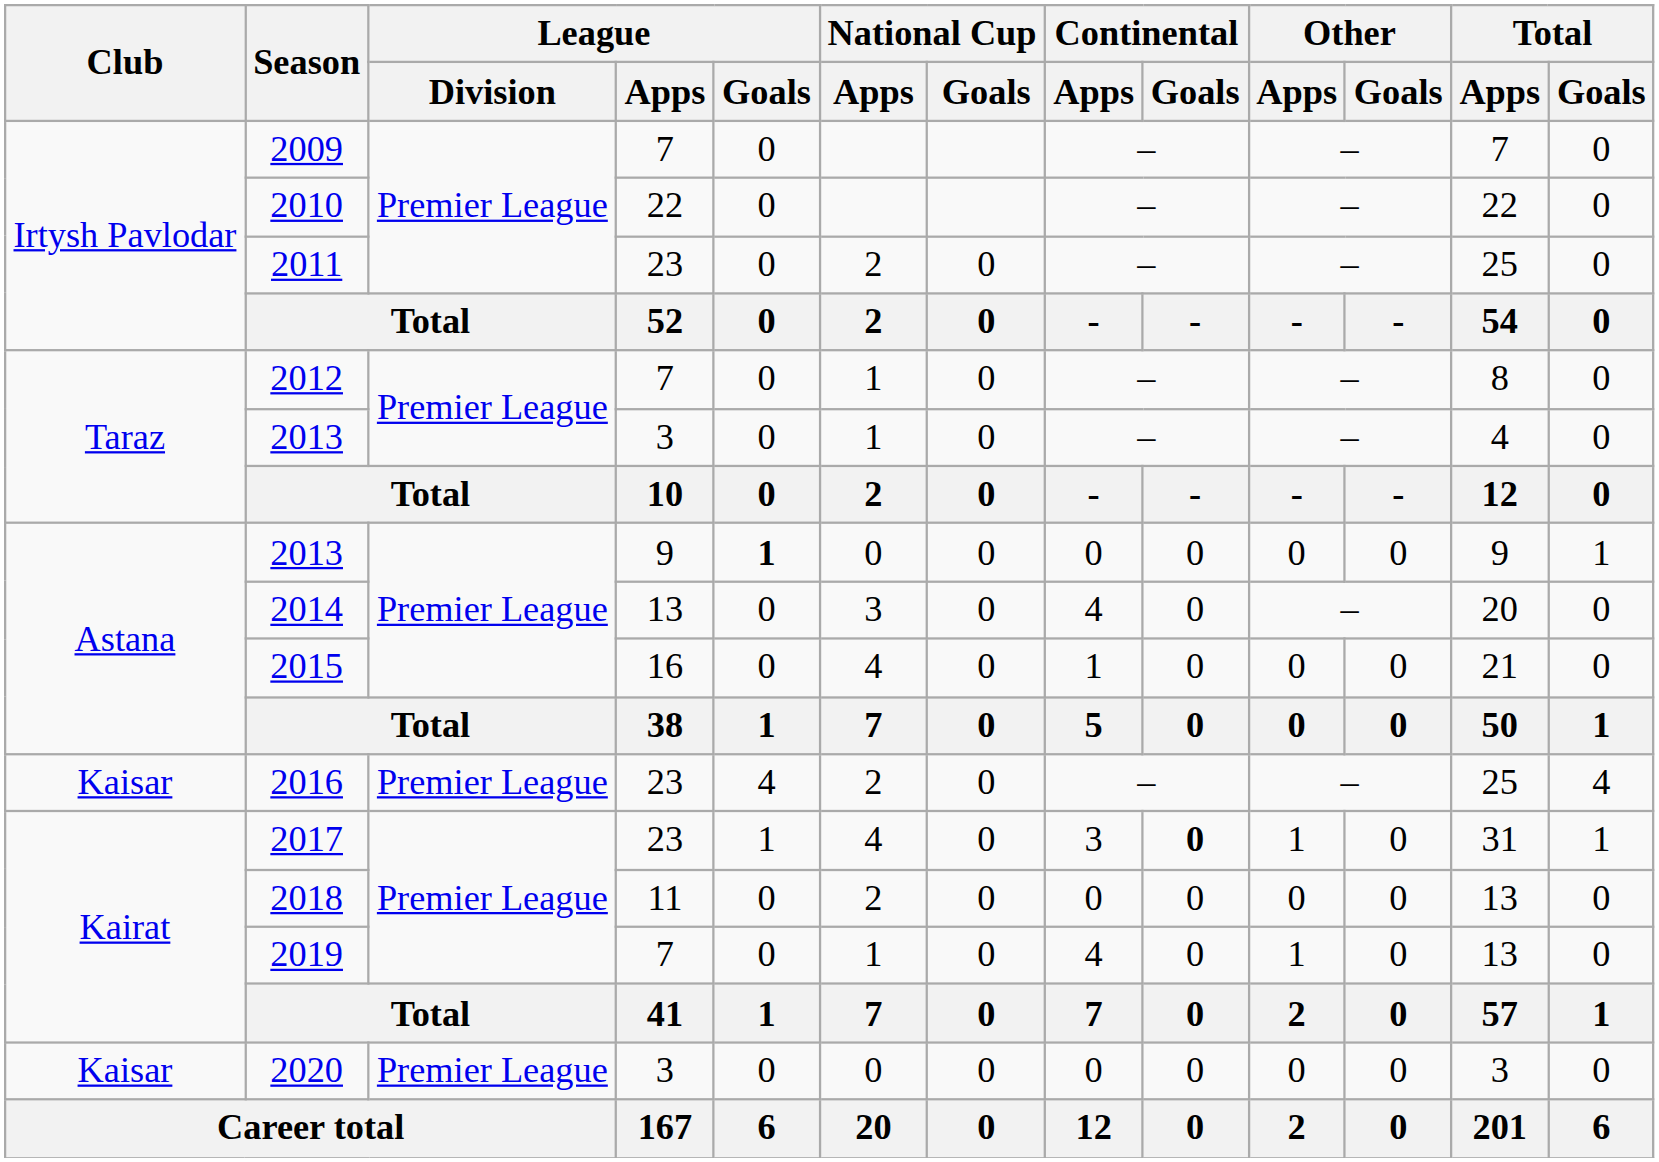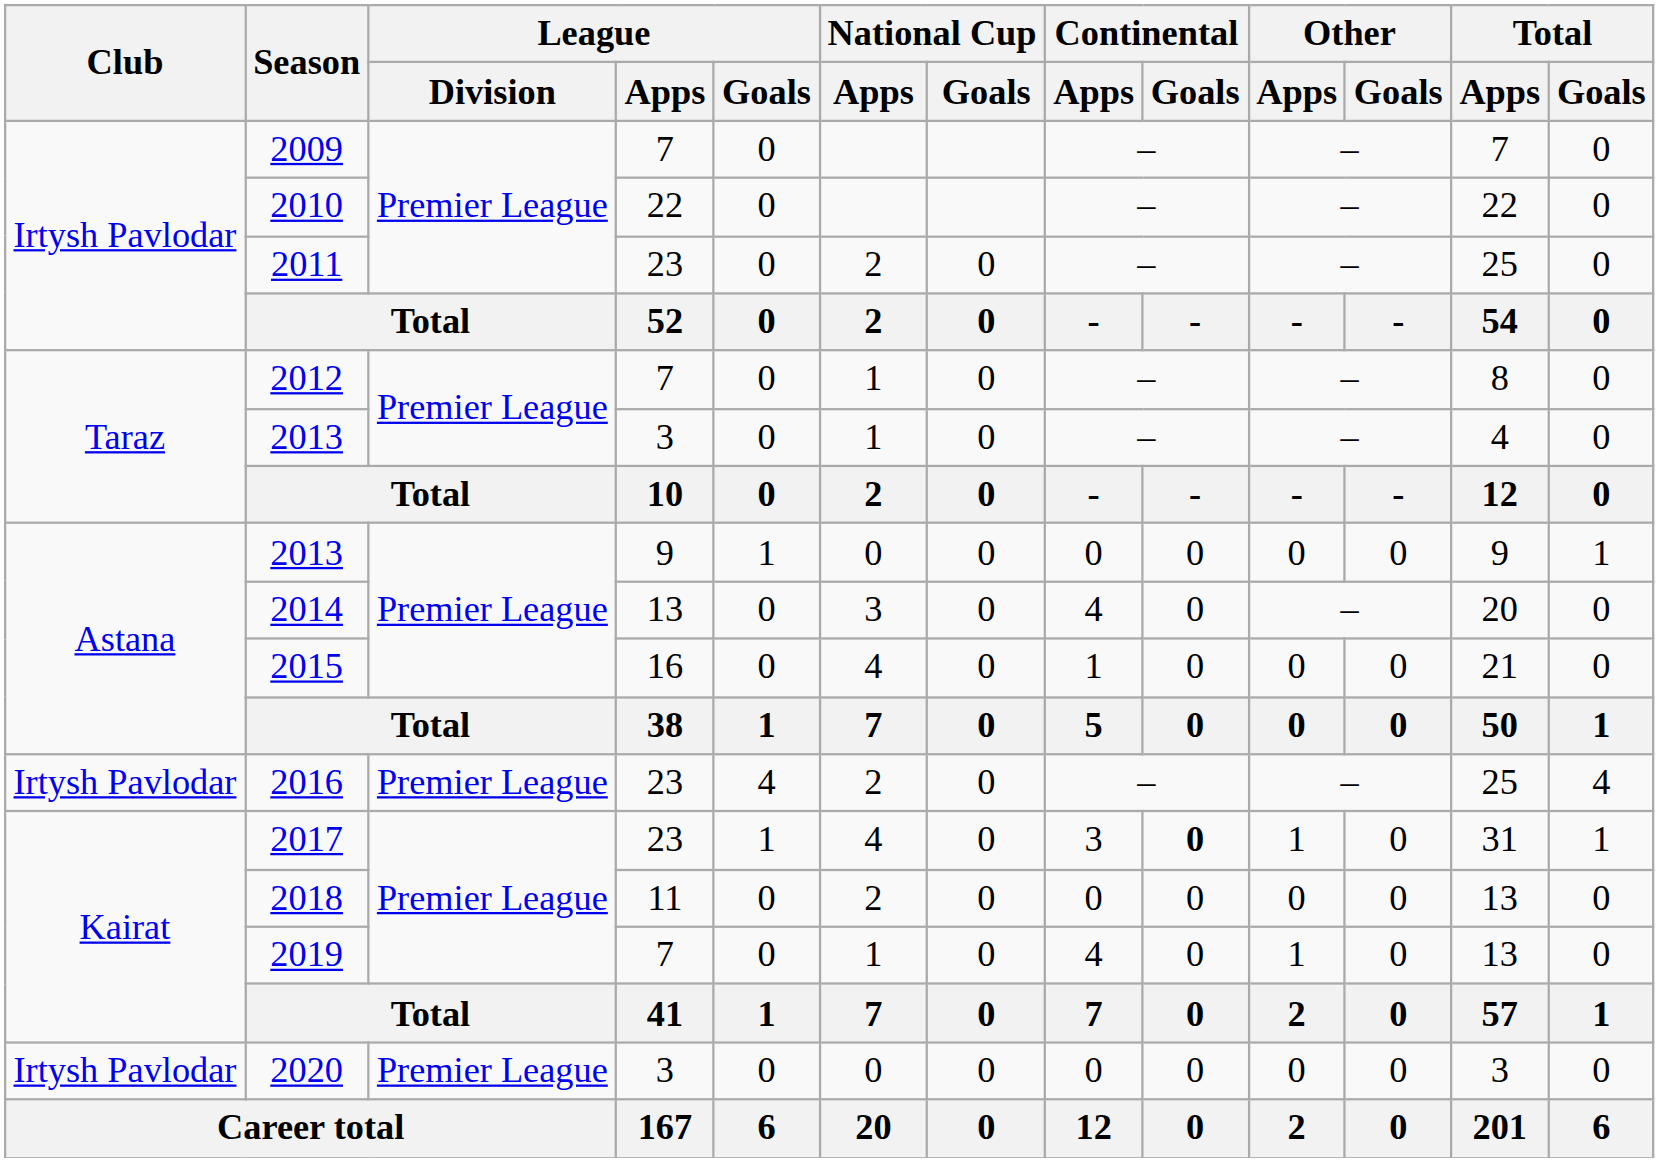(766, 551) bold -> (766, 551) normal
(125, 782) Kaisar -> (125, 782) Irtysh Pavlodar
(125, 1070) Kaisar -> (125, 1070) Irtysh Pavlodar
